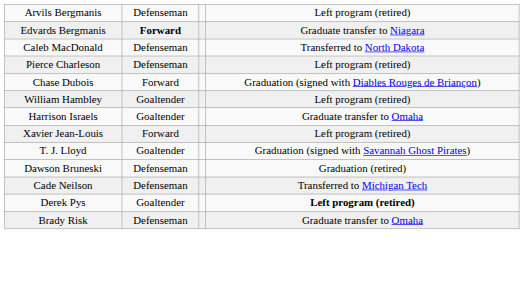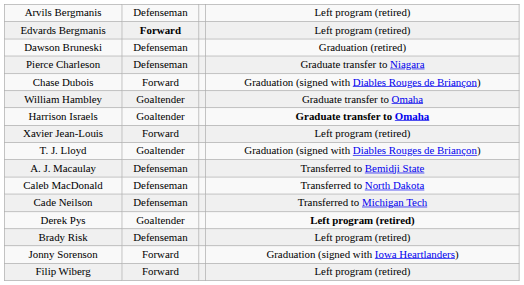(362, 30) Graduate transfer to Niagara -> (362, 30) Left program (retired)
rows swapped: (63, 168) <-> (63, 47)
(362, 64) Left program (retired) -> (362, 64) Graduate transfer to Niagara
(362, 99) Left program (retired) -> (362, 99) Graduate transfer to Omaha
(362, 116) normal -> (362, 116) bold
(362, 151) Graduation (signed with Savannah Ghost Pirates) -> (362, 151) Graduation (signed with Diables Rouges de Briançon)
+ row: (63, 168)
(362, 220) Graduate transfer to Omaha -> (362, 237) Left program (retired)
+ row: (63, 254)
+ row: (63, 271)
